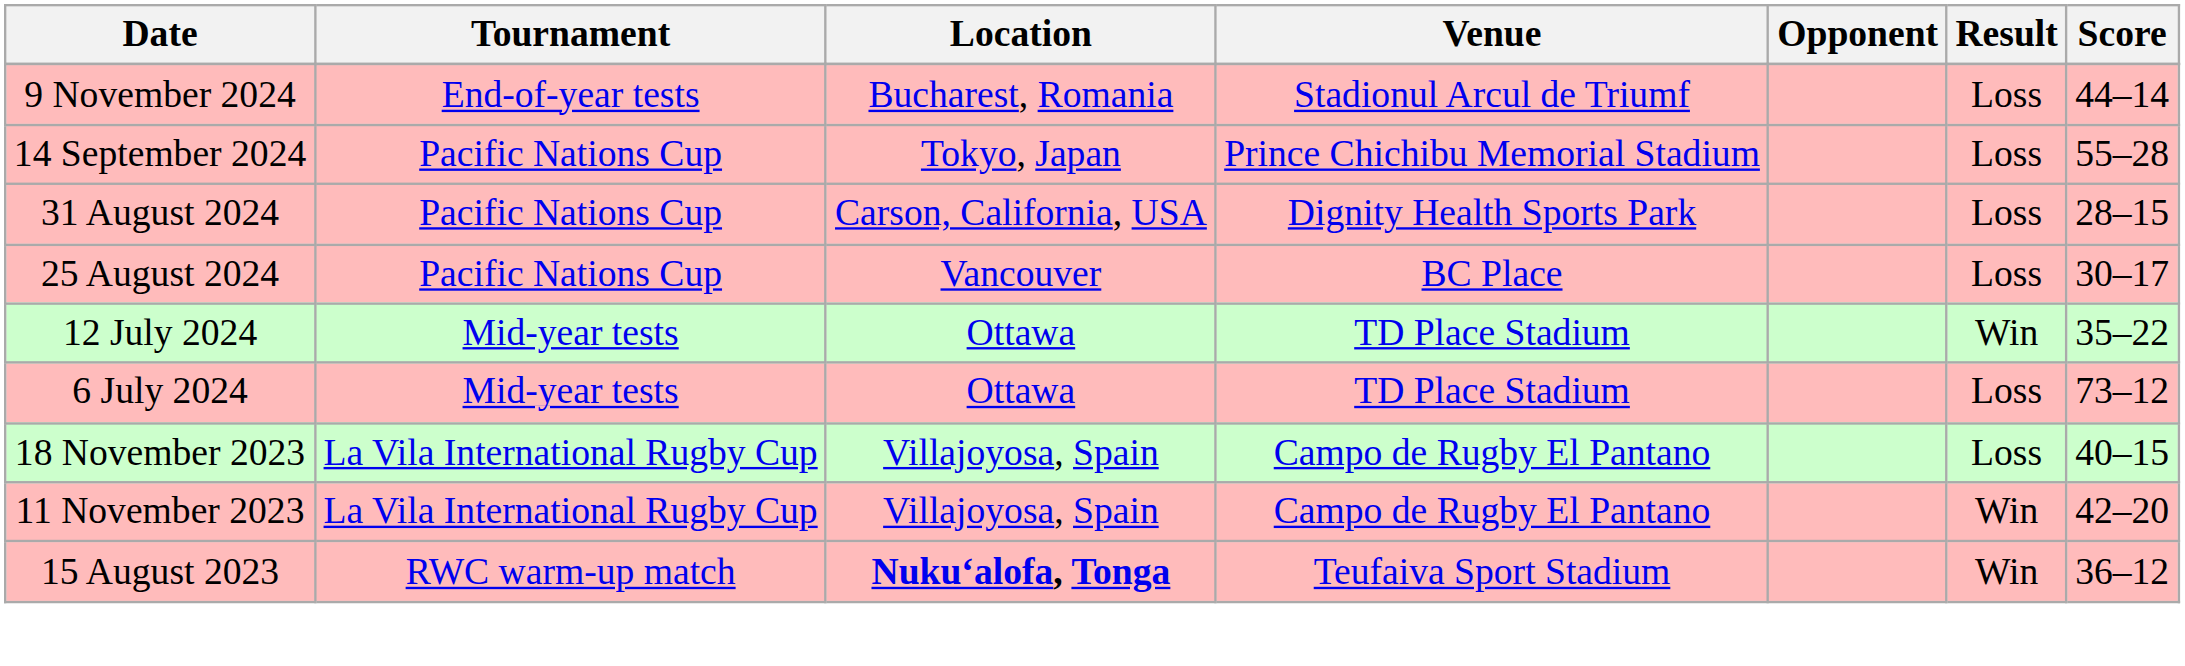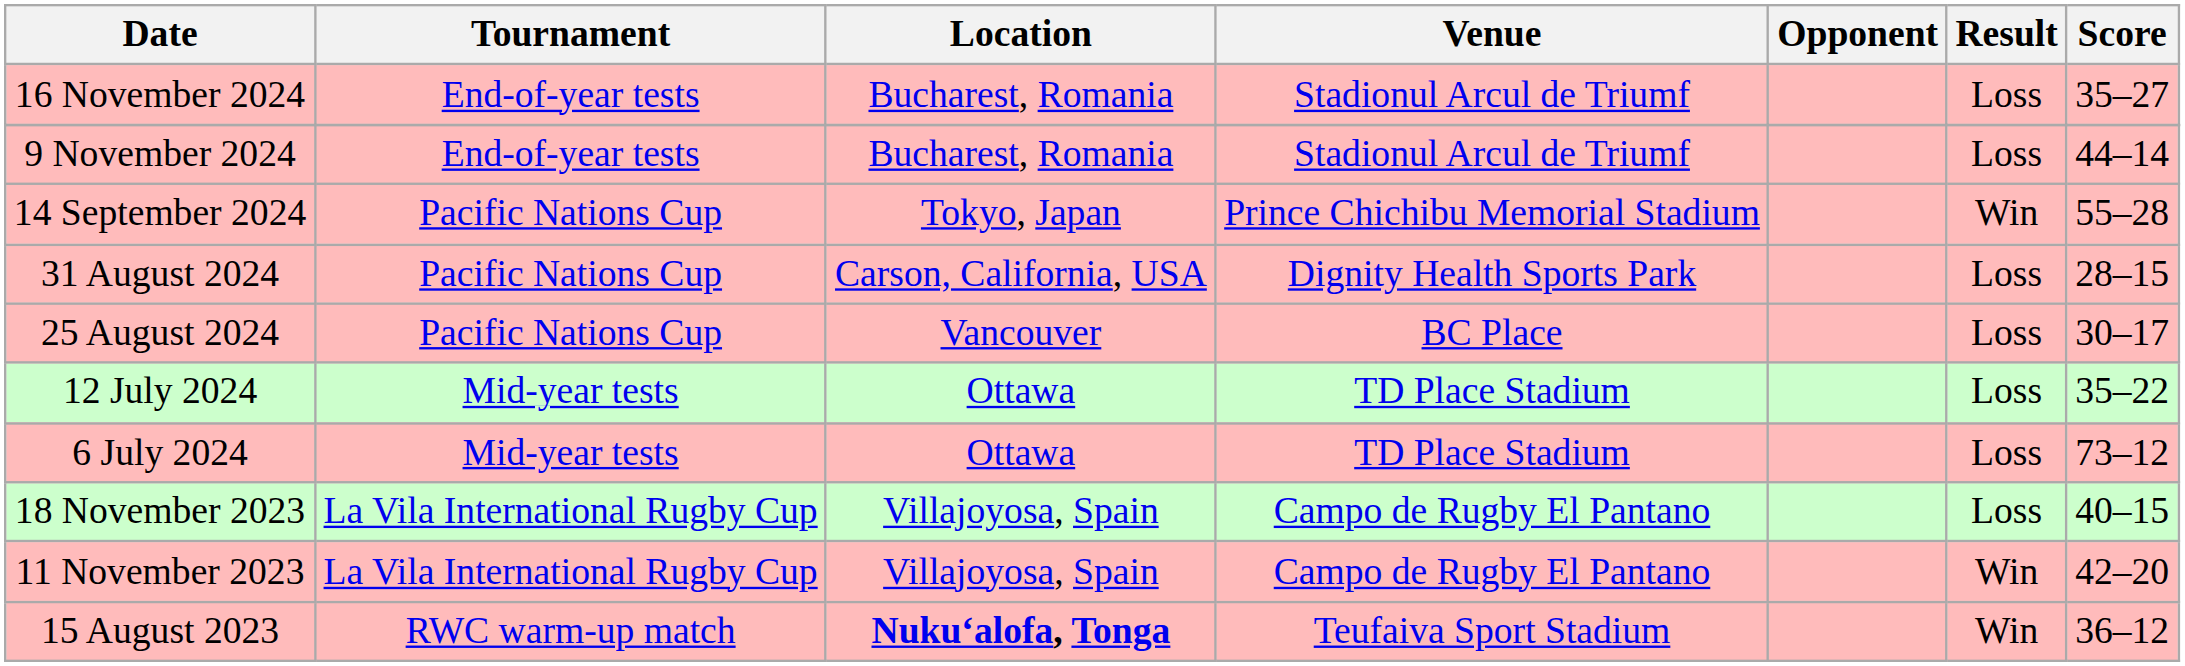+ row: (160, 93)
(2007, 153) Loss -> (2007, 213) Win
(2007, 332) Win -> (2007, 392) Loss
